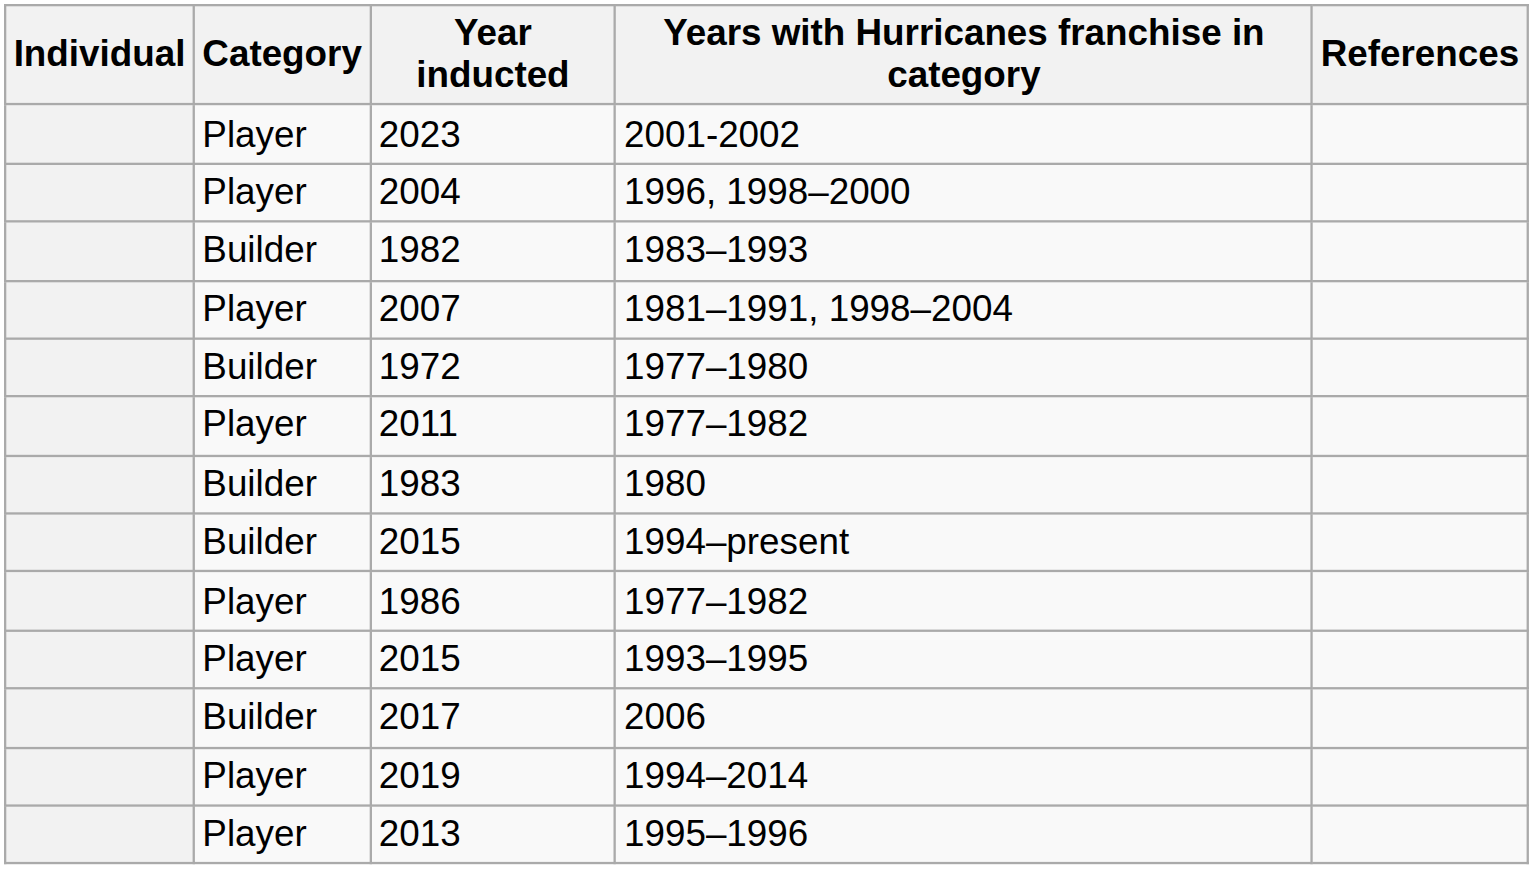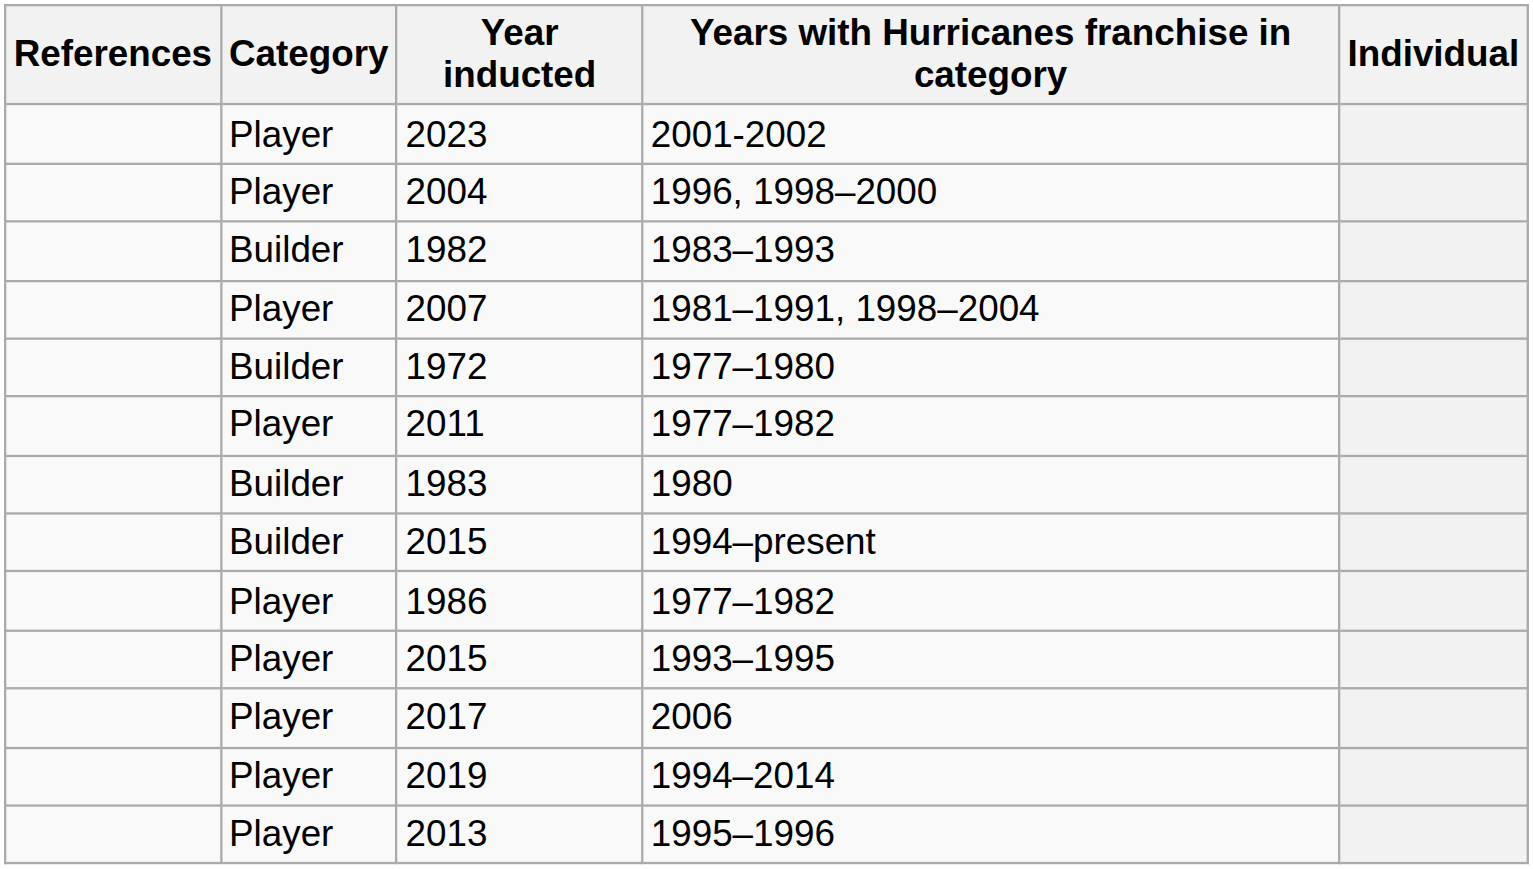columns swapped: (100, 54) <-> (1420, 54)
(260, 717) Builder -> (281, 717) Player
